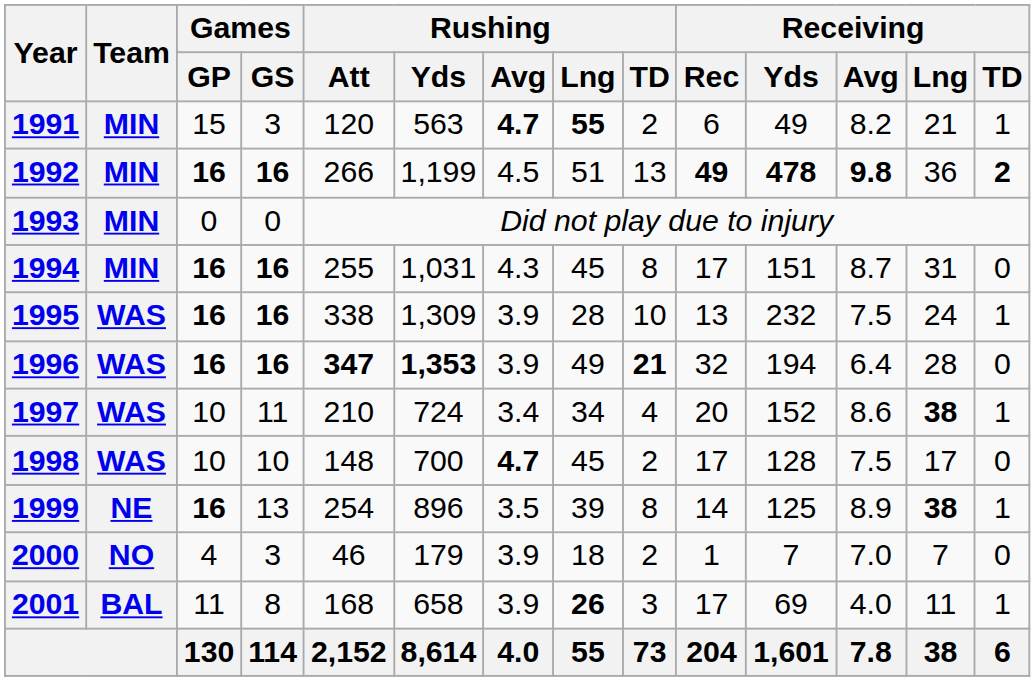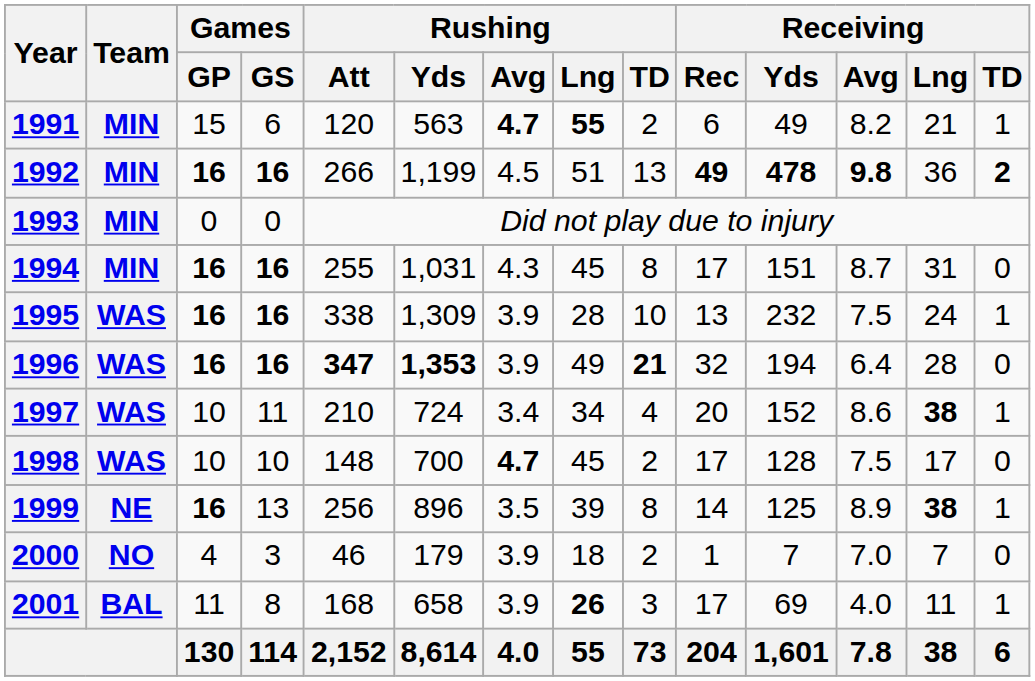(273, 124) 3 -> (273, 124) 6
(349, 508) 254 -> (349, 508) 256
